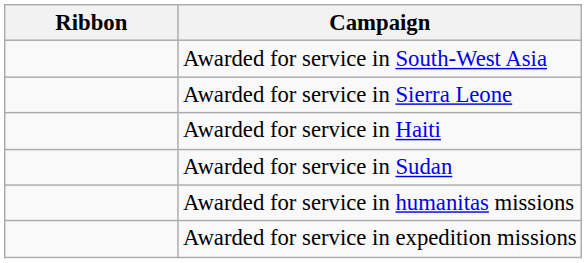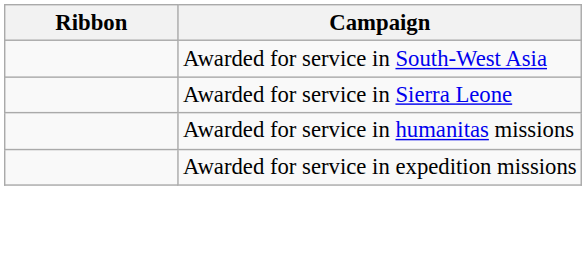- row: (312, 130)
- row: (318, 166)
